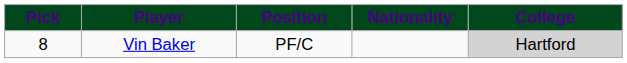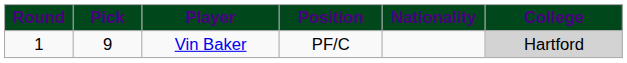+ column: (39, 17)
(43, 44) 8 -> (108, 44) 9
